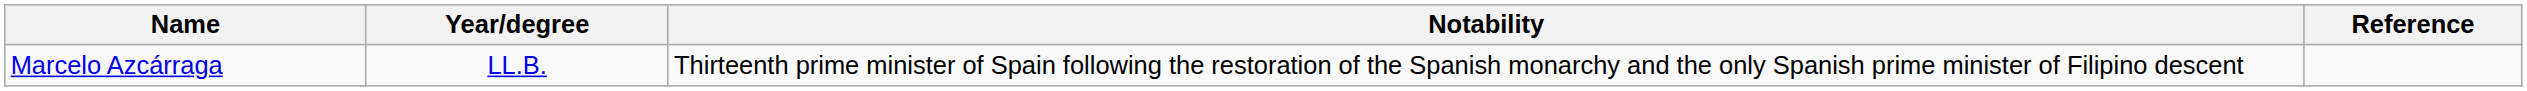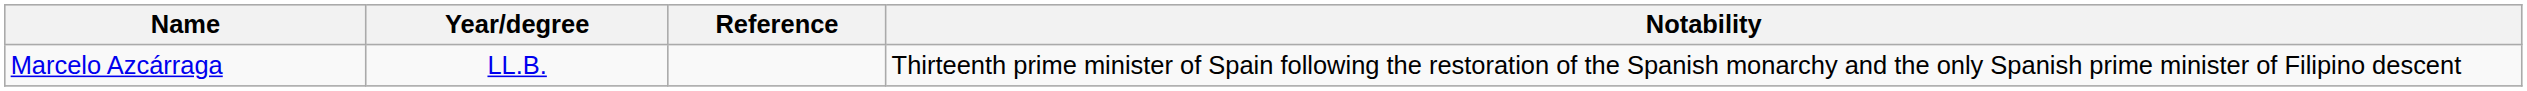columns swapped: (1486, 24) <-> (2413, 24)
